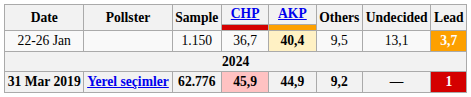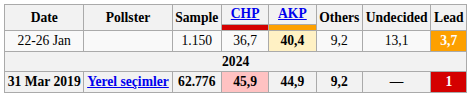(339, 41) 9,5 -> (339, 41) 9,2
